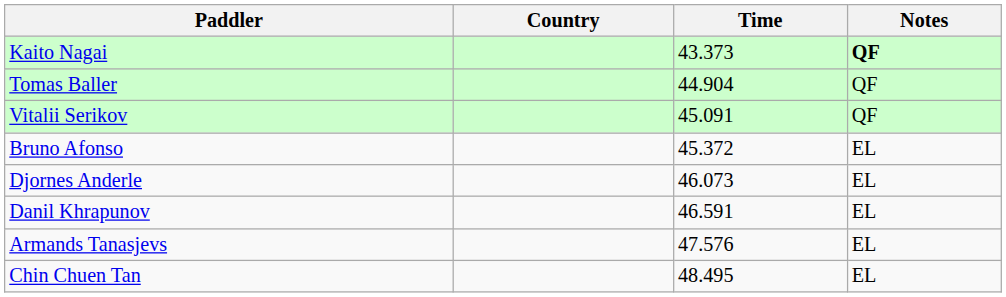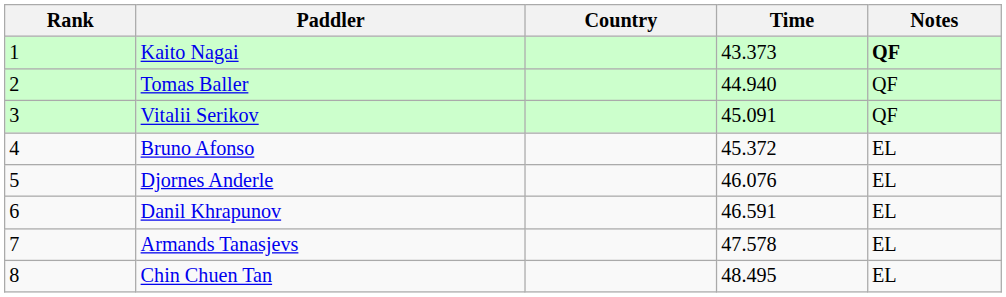+ column: (70, 20)
(706, 84) 44.904 -> (749, 84) 44.940
(706, 180) 46.073 -> (749, 180) 46.076
(706, 244) 47.576 -> (749, 244) 47.578
